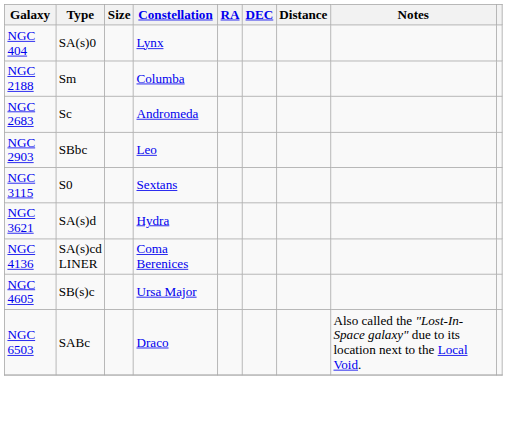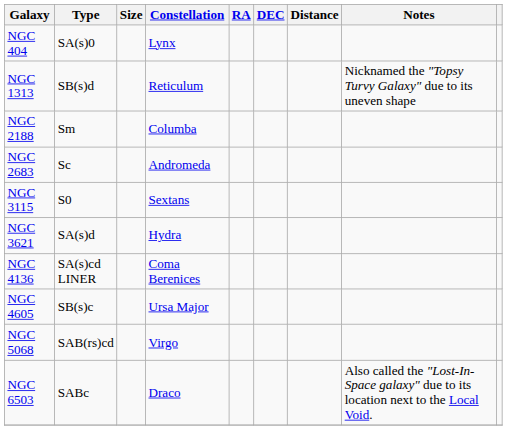+ row: (21, 86)
- row: (21, 149)
+ row: (21, 342)
